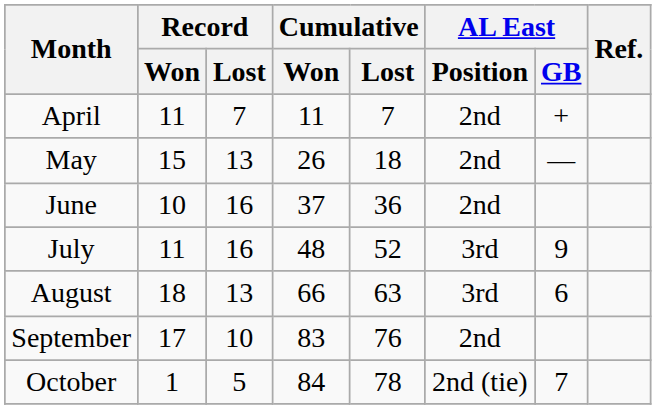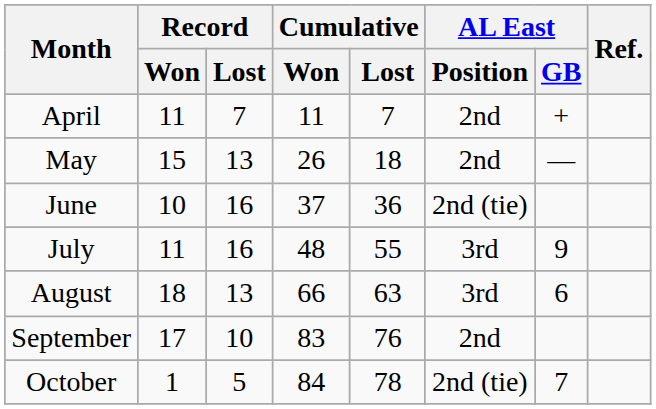(480, 204) 2nd -> (480, 204) 2nd (tie)
(388, 248) 52 -> (388, 248) 55
